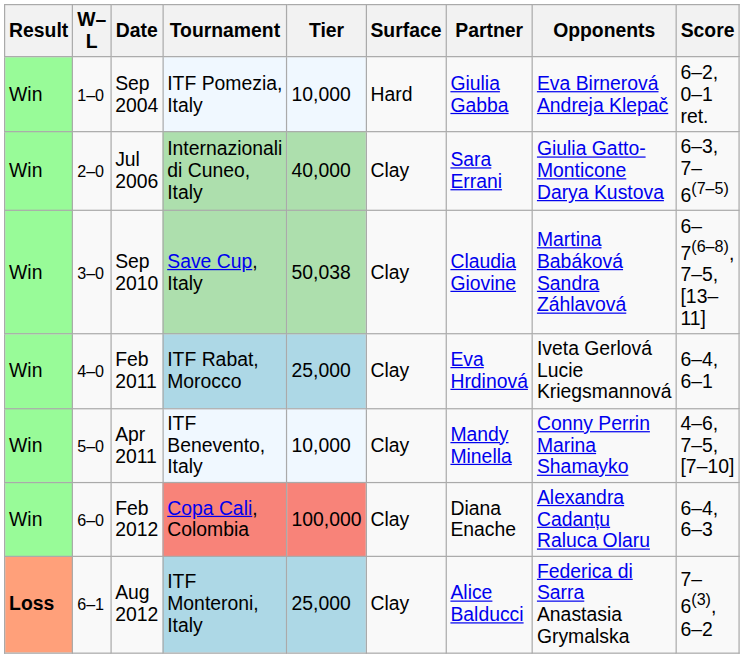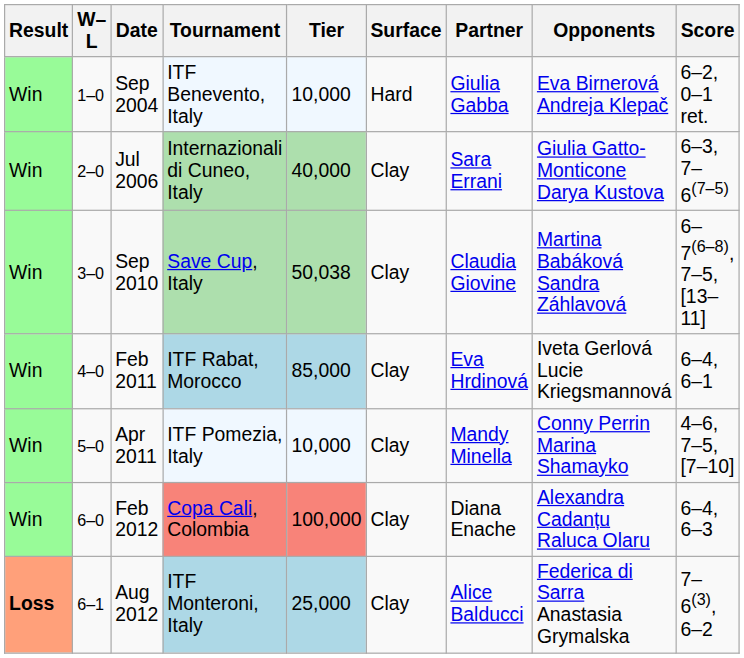(225, 94) ITF Pomezia, Italy -> (216, 94) ITF Benevento, Italy
(321, 370) 25,000 -> (321, 370) 85,000
(216, 445) ITF Benevento, Italy -> (225, 445) ITF Pomezia, Italy
